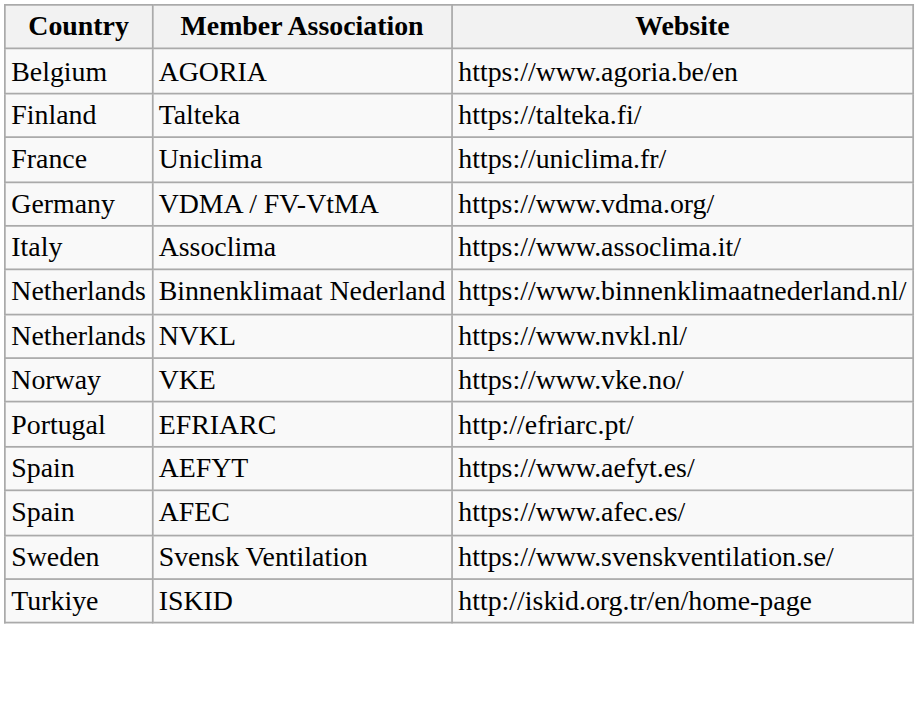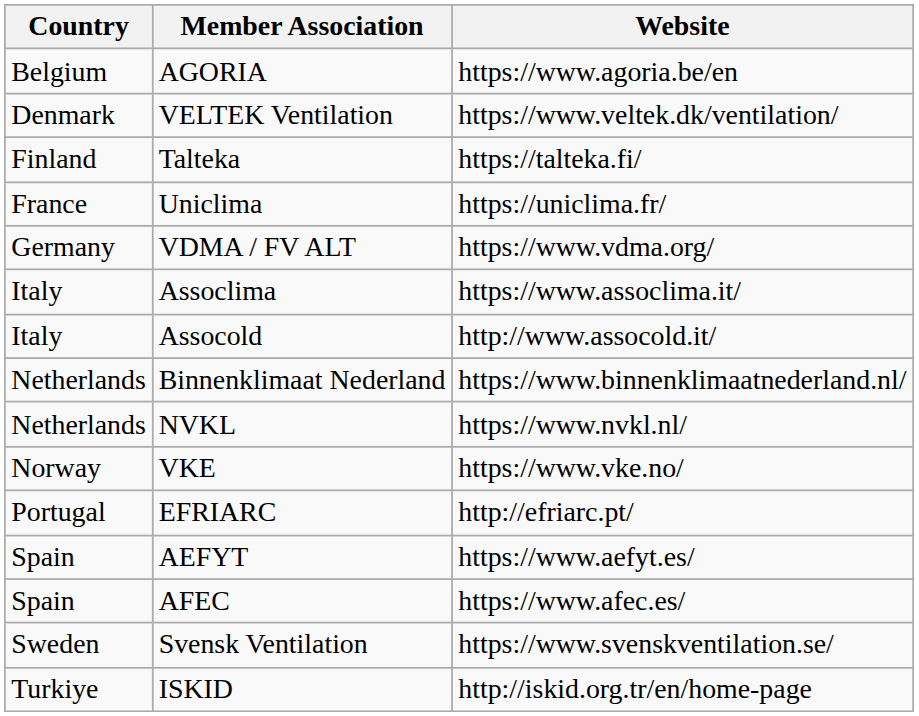+ row: (276, 114)
+ row: (257, 247)
- row: (269, 203)
+ row: (210, 335)
